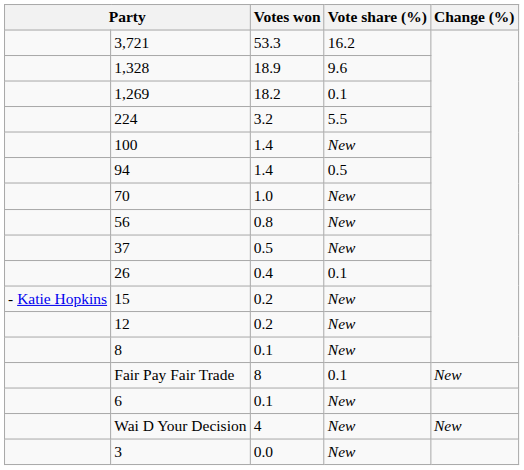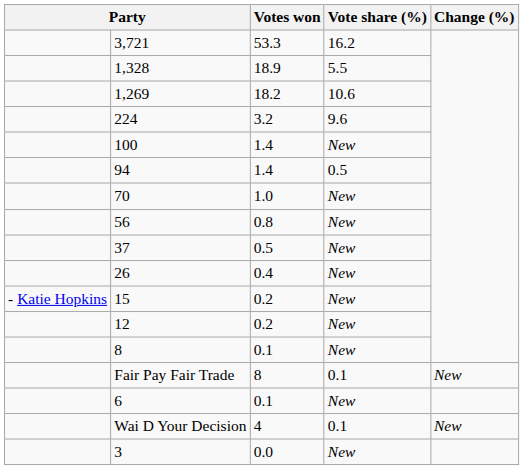(338, 68) 9.6 -> (338, 68) 5.5
(338, 94) 0.1 -> (341, 94) 10.6
(338, 119) 5.5 -> (338, 119) 9.6
(338, 273) 0.1 -> (342, 273) New
(342, 426) New -> (338, 426) 0.1
